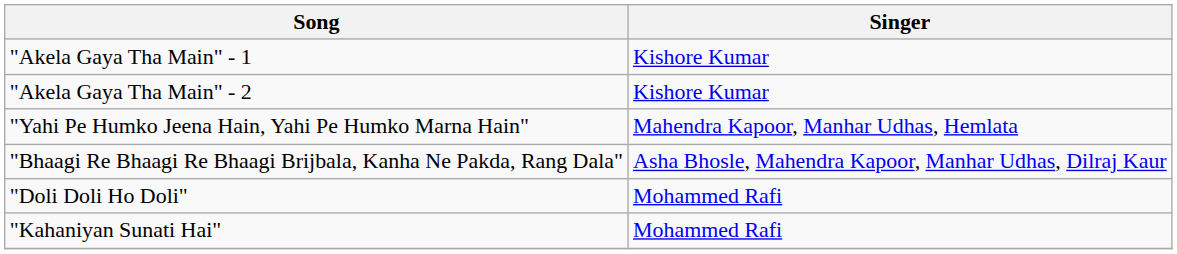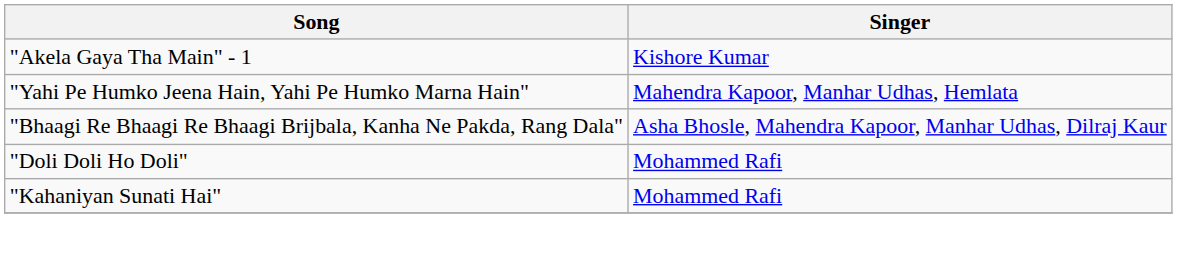- row: (131, 91)
